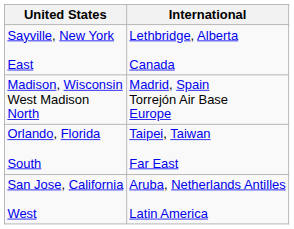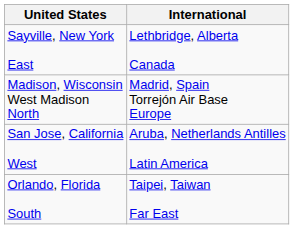rows swapped: (54, 149) <-> (65, 199)
